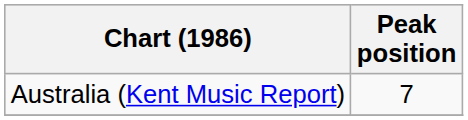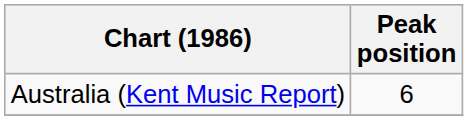(407, 94) 7 -> (407, 94) 6
